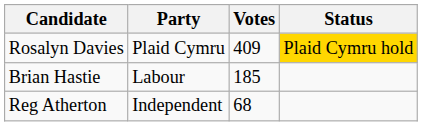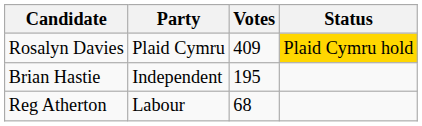(159, 76) Labour -> (177, 76) Independent
(247, 76) 185 -> (247, 76) 195
(177, 105) Independent -> (159, 105) Labour
